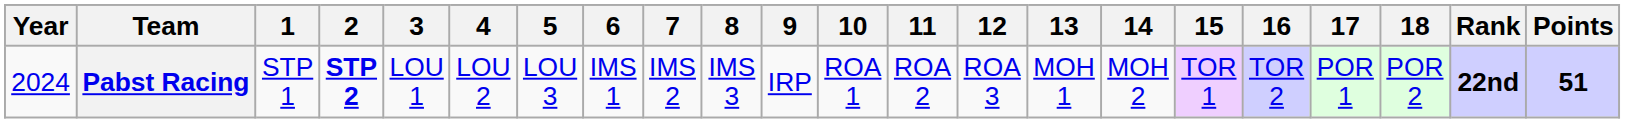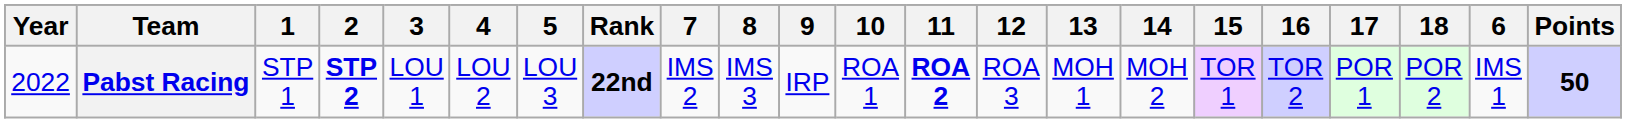columns swapped: (613, 25) <-> (1488, 25)
(41, 81) 2024 -> (41, 81) 2022
(923, 81) normal -> (941, 81) bold
(1573, 81) 51 -> (1575, 81) 50
